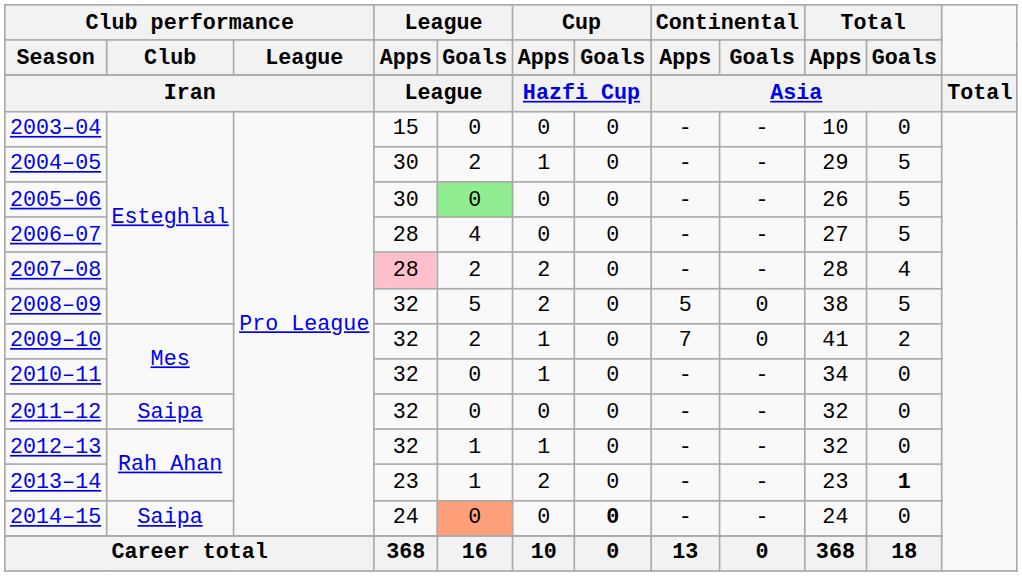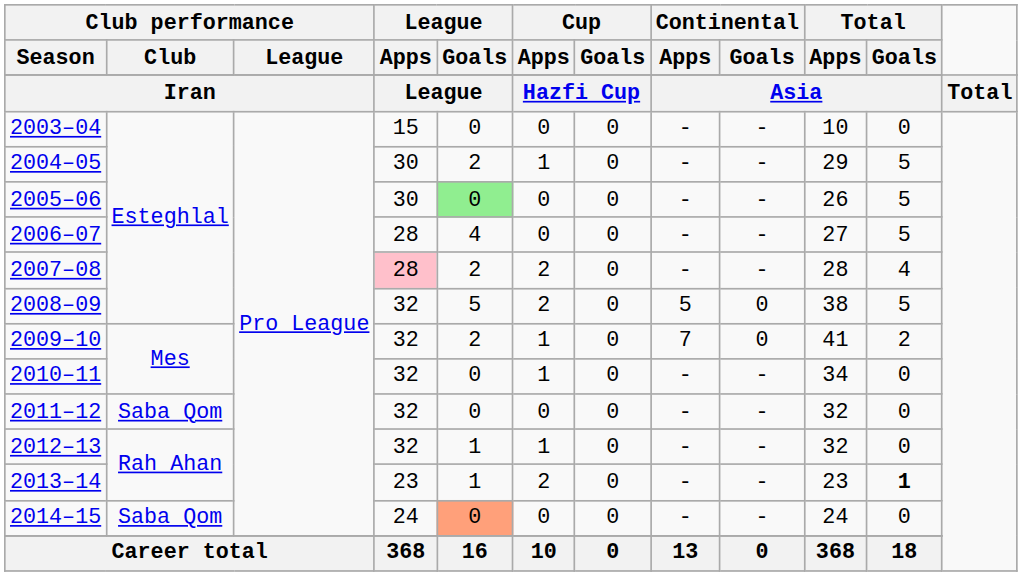(170, 412) Saipa -> (170, 412) Saba Qom
(170, 518) Saipa -> (170, 518) Saba Qom
(613, 518) bold -> (613, 518) normal
